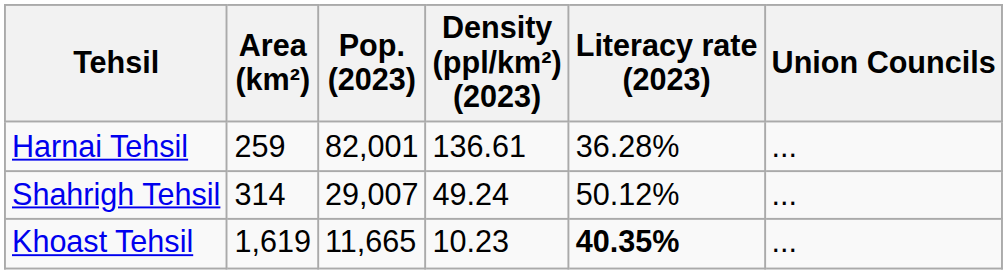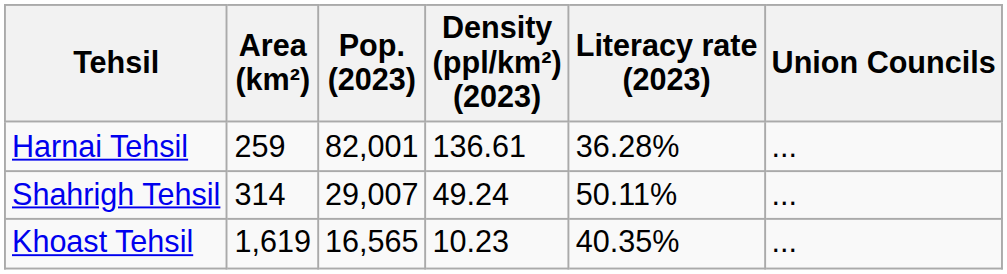(628, 194) 50.12% -> (626, 194) 50.11%
(371, 242) 11,665 -> (372, 242) 16,565
(628, 242) bold -> (628, 242) normal
